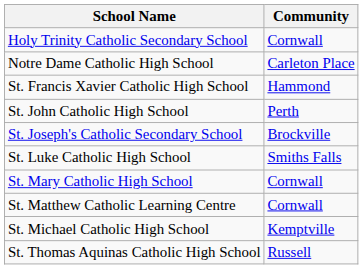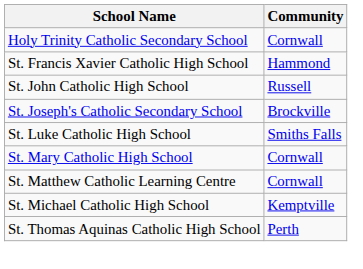- row: (111, 63)
(283, 110) Perth -> (289, 87) Russell
(289, 252) Russell -> (283, 228) Perth
